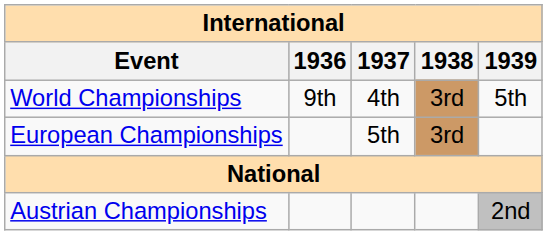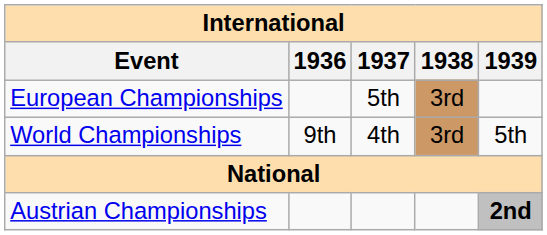rows swapped: (126, 98) <-> (146, 135)
(511, 211) normal -> (511, 211) bold
